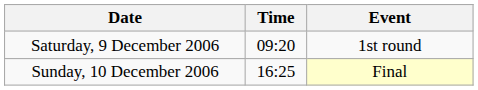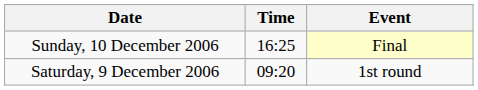rows swapped: (125, 44) <-> (125, 71)
